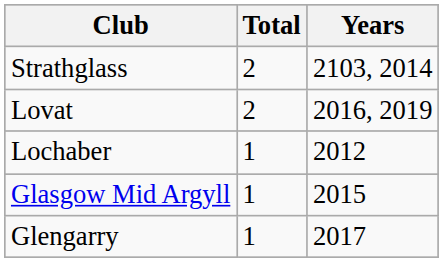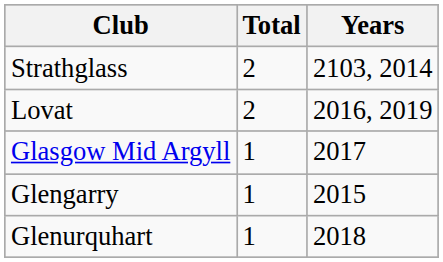- row: (61, 151)
(339, 194) 2015 -> (339, 151) 2017
(339, 236) 2017 -> (339, 194) 2015
+ row: (82, 236)
